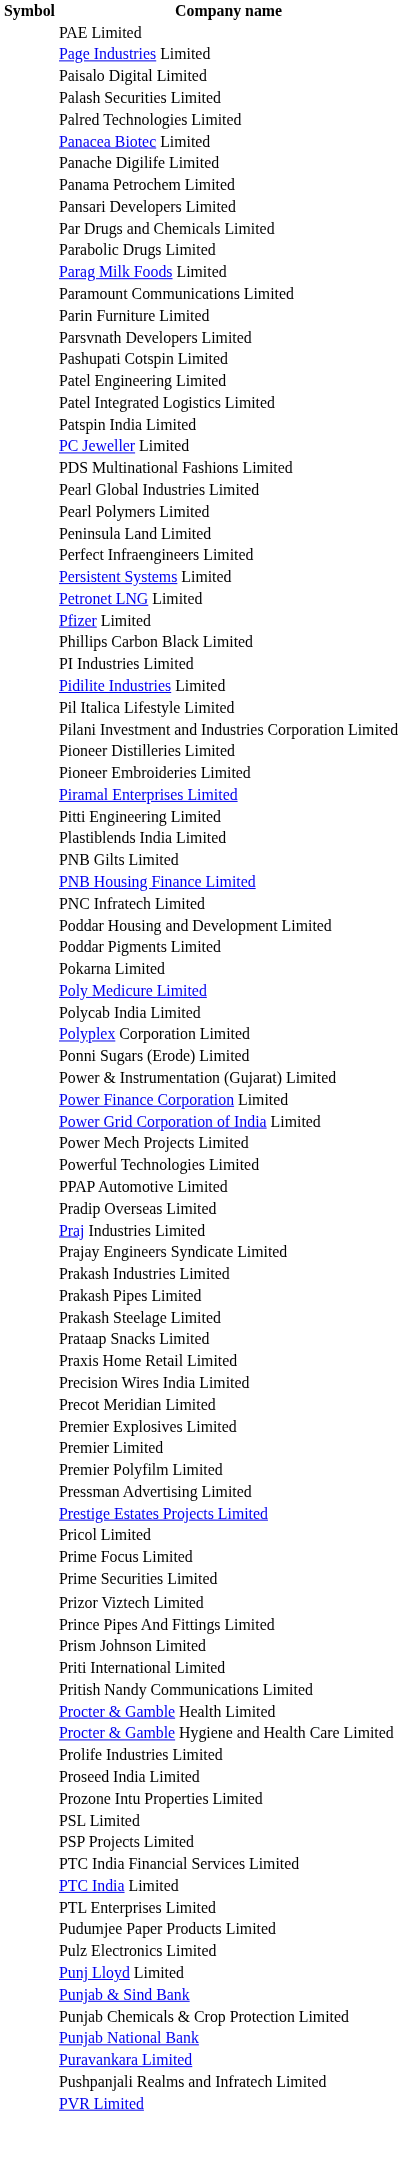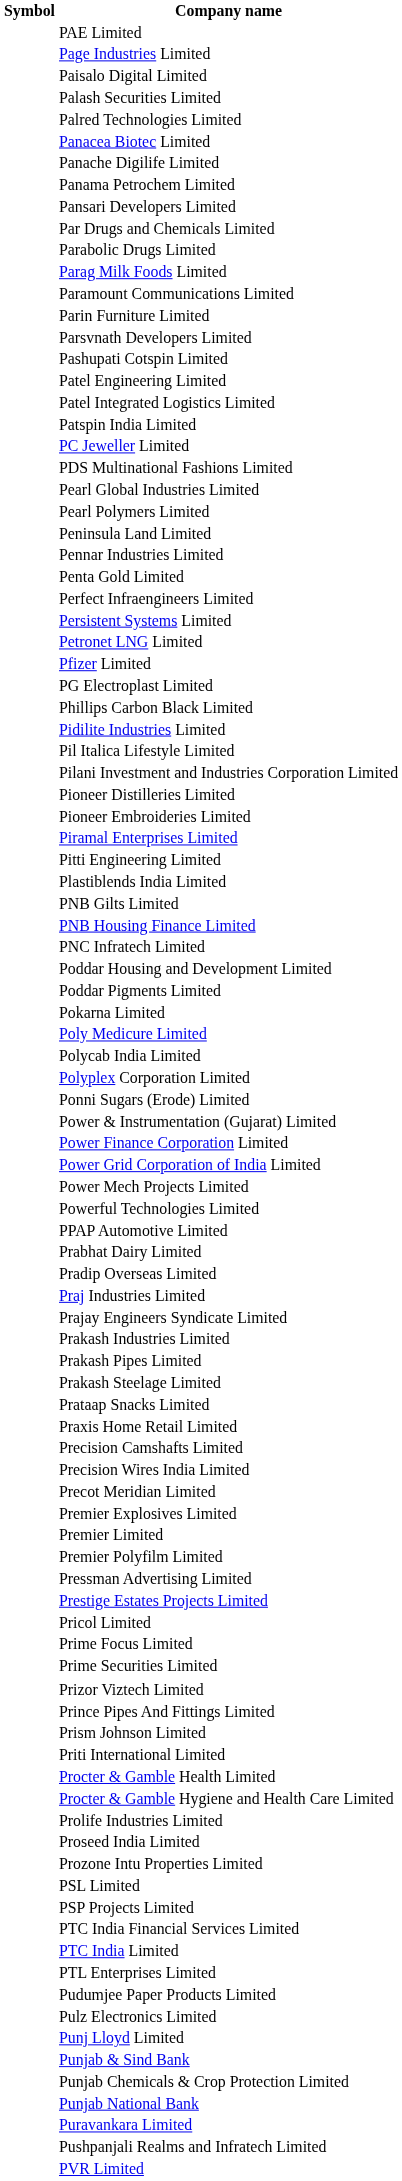+ row: (141, 555)
+ row: (121, 577)
+ row: (136, 686)
- row: (126, 664)
+ row: (130, 1252)
+ row: (151, 1448)
- row: (186, 1689)
